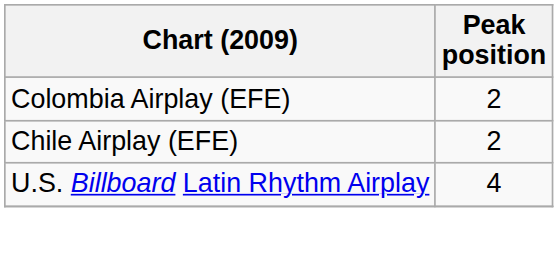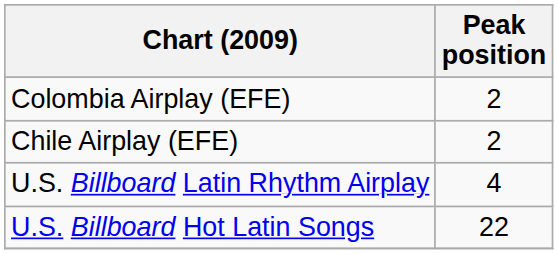+ row: (193, 226)
